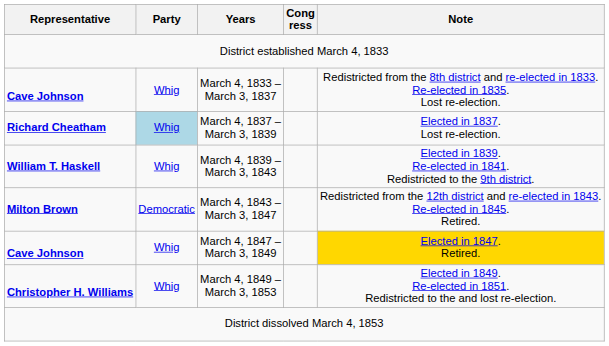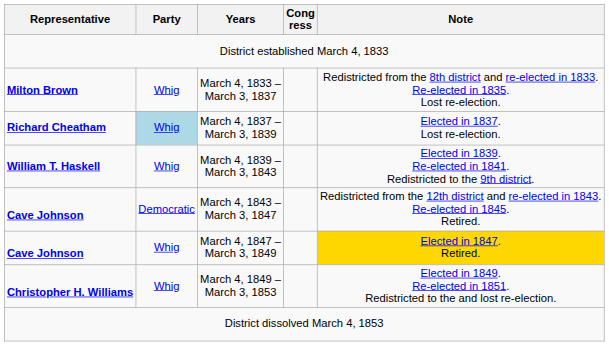(45, 96) Cave Johnson -> (42, 89) Milton Brown
(42, 209) Milton Brown -> (45, 215) Cave Johnson
